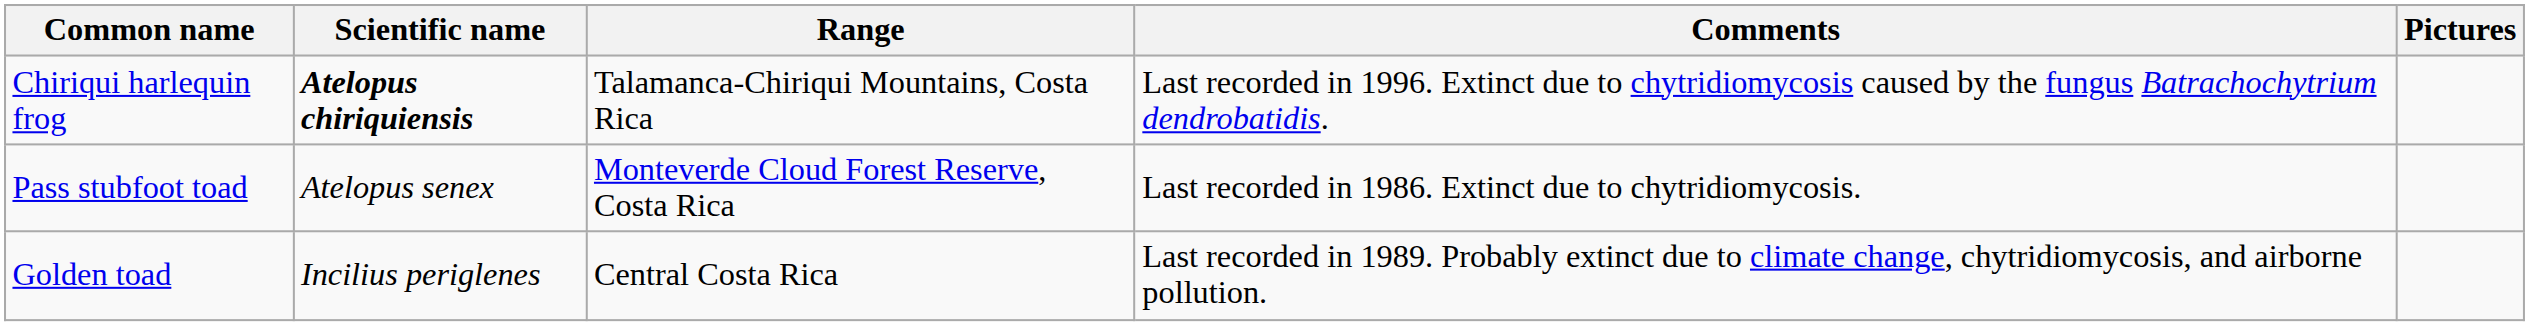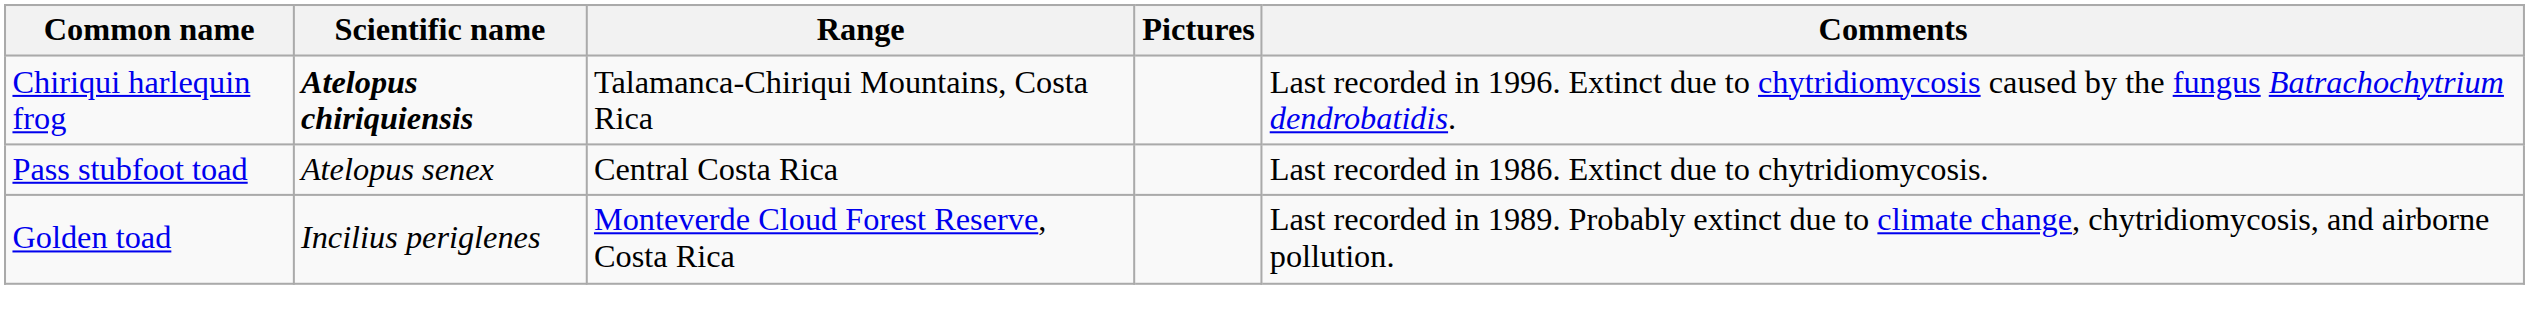columns swapped: (1766, 30) <-> (2460, 30)
(820, 187) Monteverde Cloud Forest Reserve, Costa Rica -> (716, 169) Central Costa Rica
(716, 274) Central Costa Rica -> (820, 238) Monteverde Cloud Forest Reserve, Costa Rica
